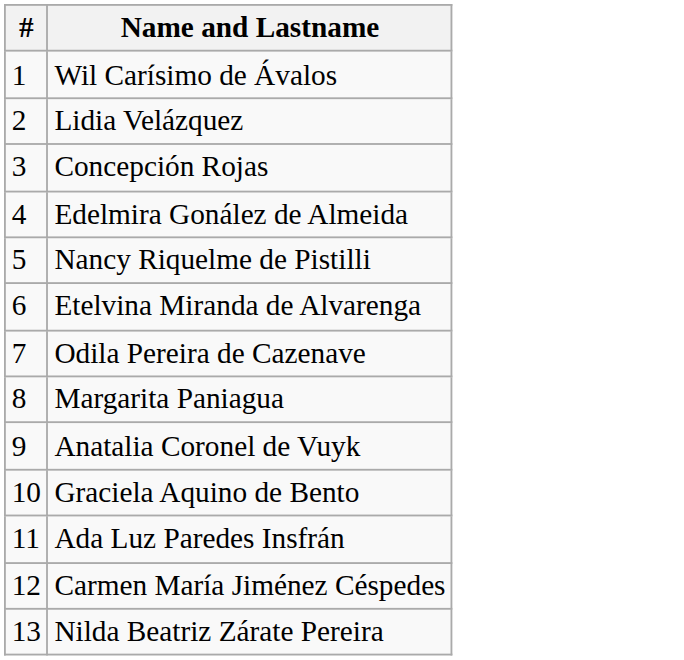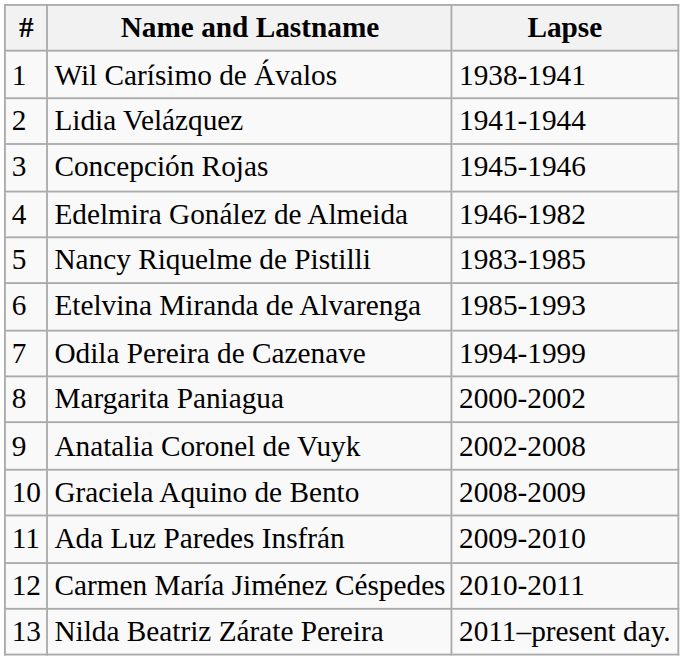+ column: (565, 27)
